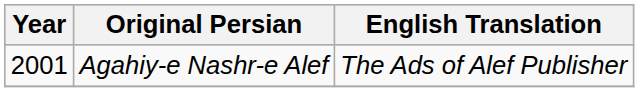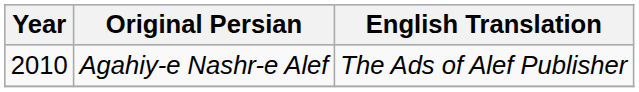(39, 65) 2001 -> (39, 65) 2010
